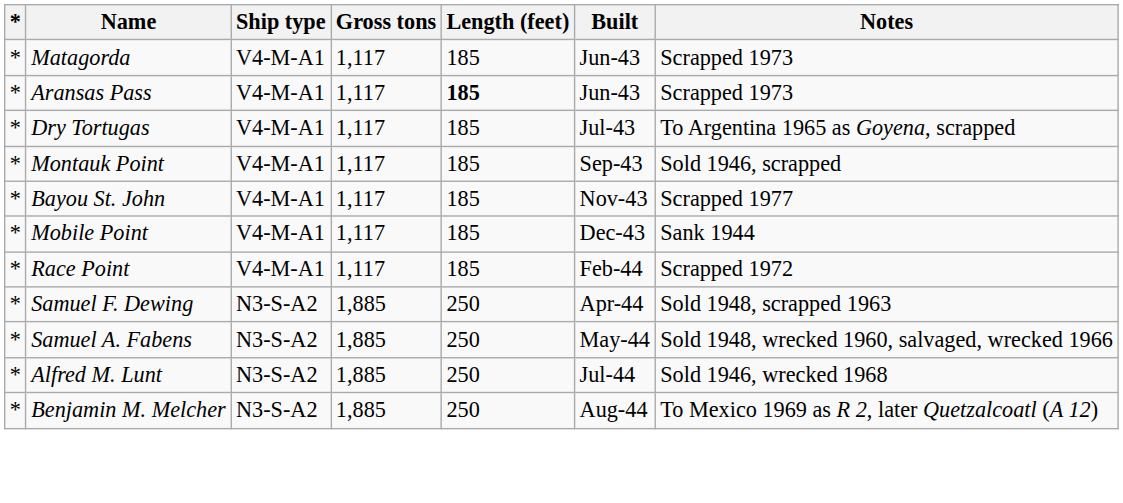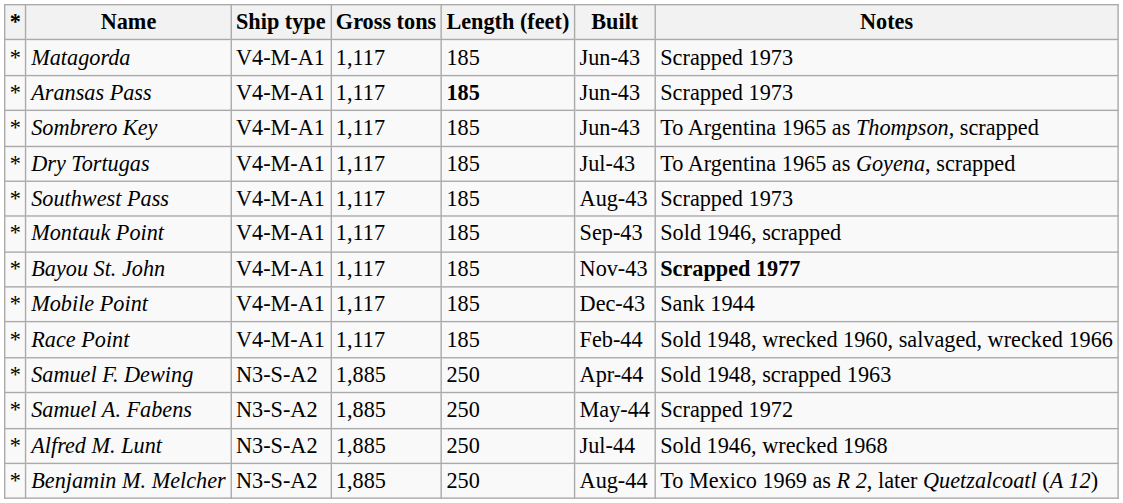+ row: (94, 127)
+ row: (100, 198)
(727, 198) normal -> (730, 269) bold
(727, 269) Scrapped 1972 -> (887, 339) Sold 1948, wrecked 1960, salvaged, wrecked 1966
(887, 339) Sold 1948, wrecked 1960, salvaged, wrecked 1966 -> (727, 410) Scrapped 1972
